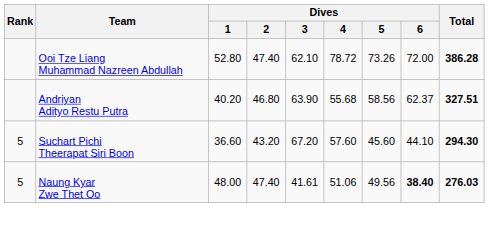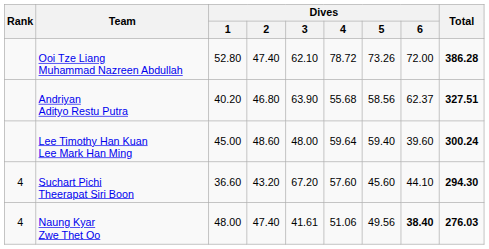+ row: (93, 147)
(20, 141) 5 -> (20, 182) 4
(20, 182) 5 -> (20, 223) 4
